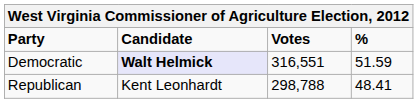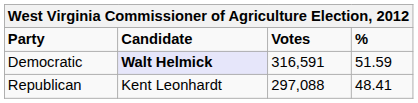(298, 62) 316,551 -> (298, 62) 316,591
(298, 86) 298,788 -> (298, 86) 297,088
